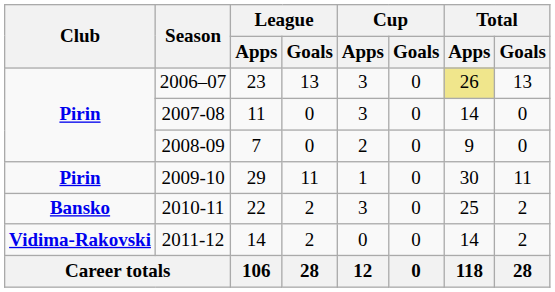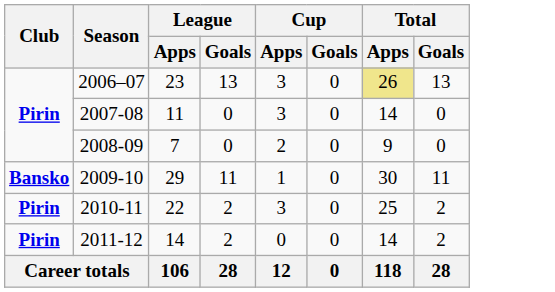(80, 177) Pirin -> (39, 177) Bansko
(80, 208) Bansko -> (39, 208) Pirin
(80, 240) Vidima-Rakovski -> (39, 240) Pirin
